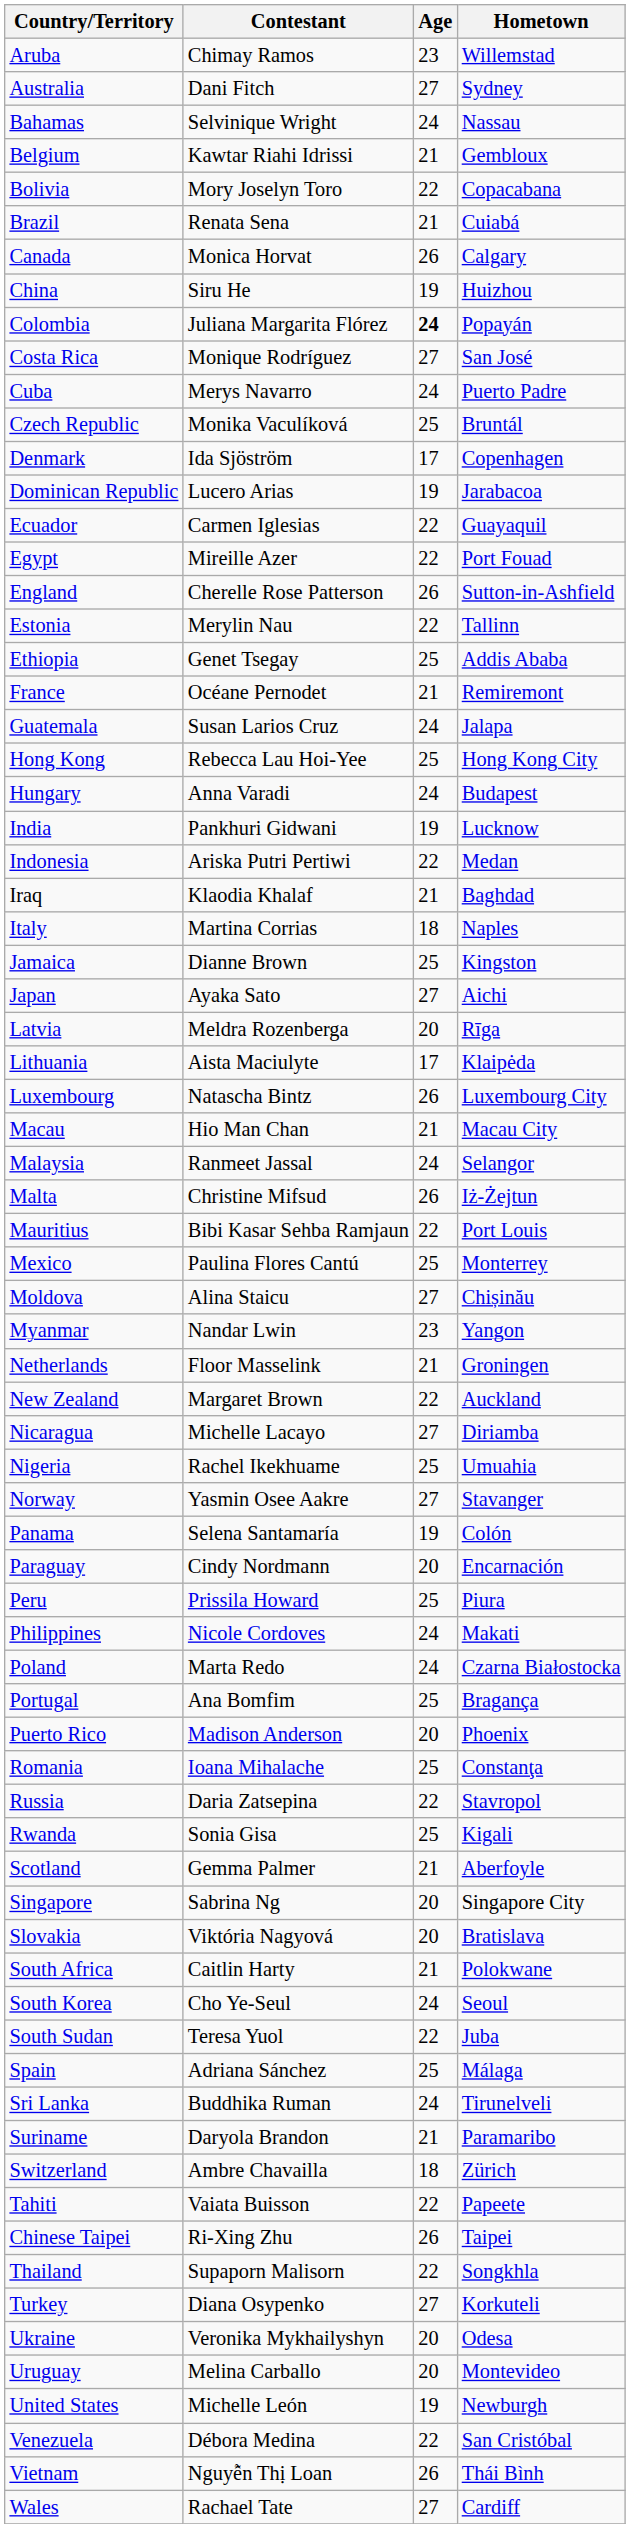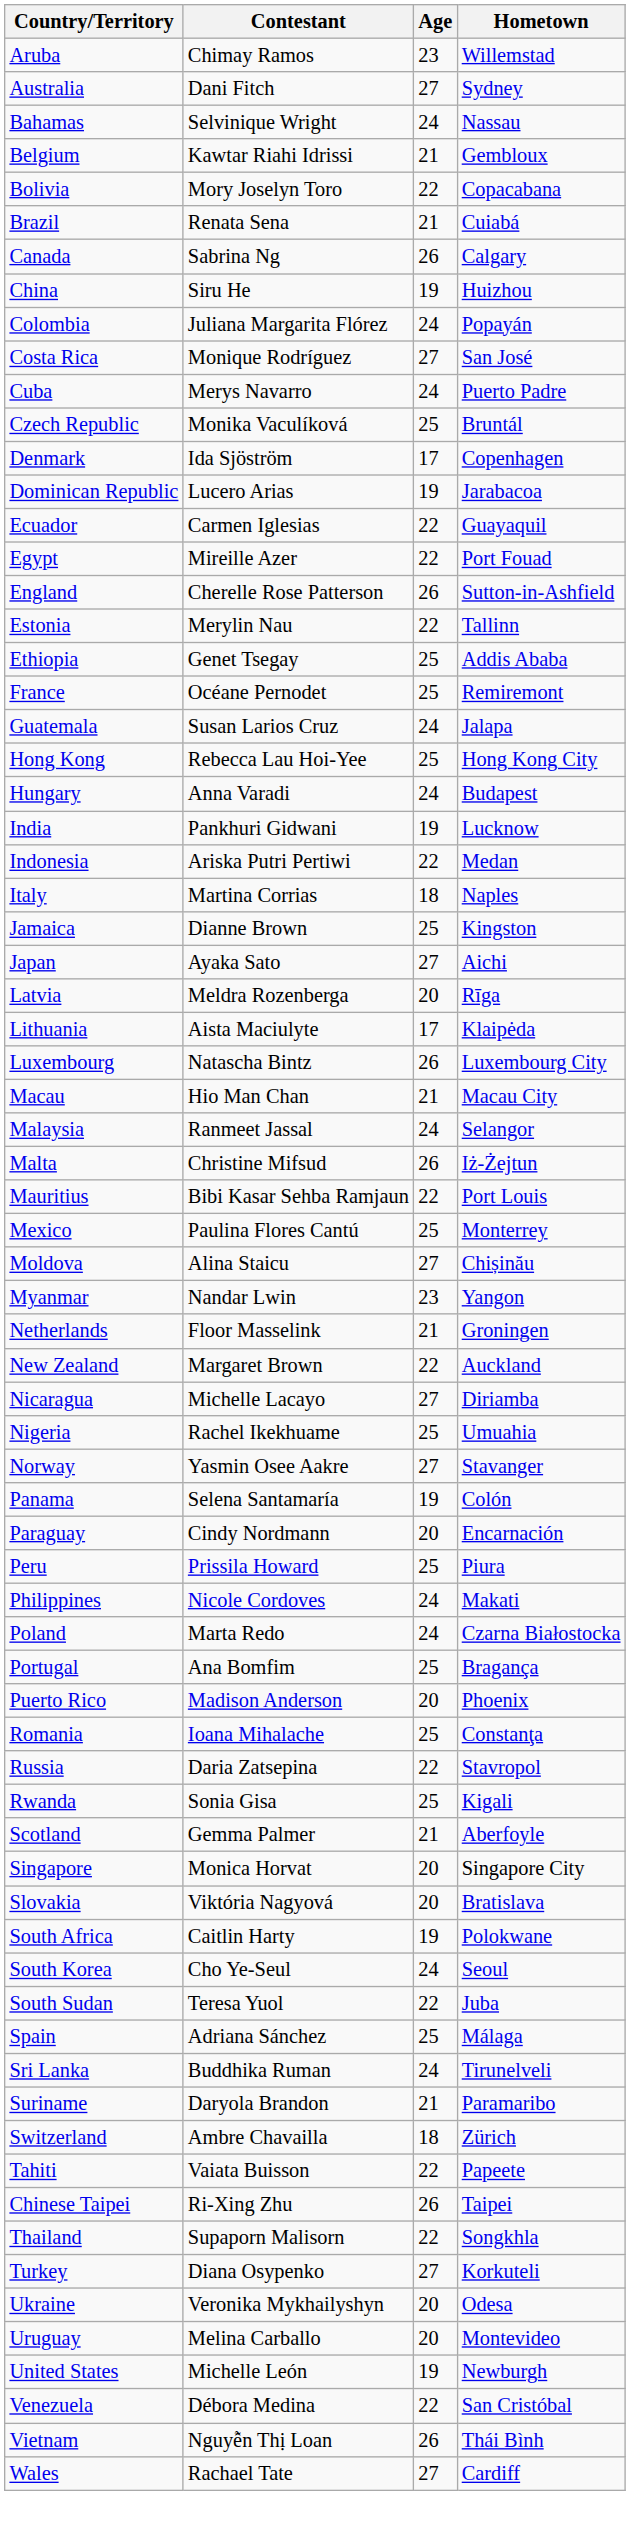(250, 256) Monica Horvat -> (234, 256) Sabrina Ng
(429, 323) bold -> (429, 323) normal
(429, 693) 21 -> (429, 693) 25
- row: (26, 894)
(234, 1902) Sabrina Ng -> (250, 1868) Monica Horvat
(429, 1969) 21 -> (429, 1935) 19
